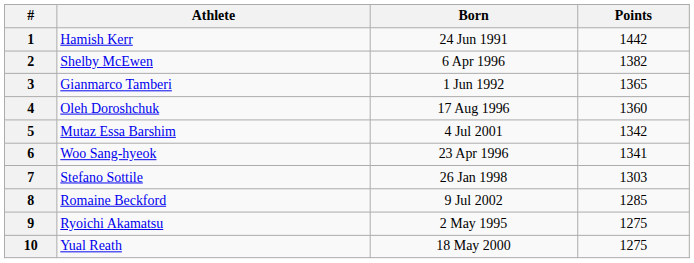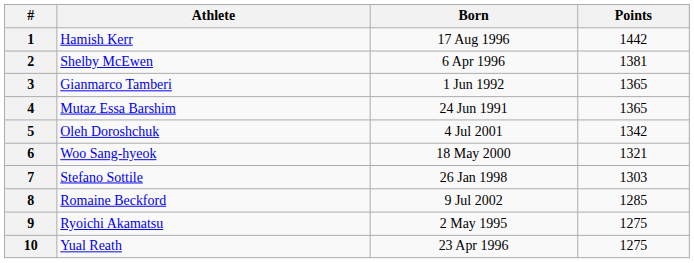(474, 39) 24 Jun 1991 -> (474, 39) 17 Aug 1996
(633, 62) 1382 -> (633, 62) 1381
(110, 108) Oleh Doroshchuk -> (118, 108) Mutaz Essa Barshim
(474, 108) 17 Aug 1996 -> (474, 108) 24 Jun 1991
(633, 108) 1360 -> (633, 108) 1365
(118, 131) Mutaz Essa Barshim -> (110, 131) Oleh Doroshchuk
(474, 154) 23 Apr 1996 -> (474, 154) 18 May 2000
(633, 154) 1341 -> (633, 154) 1321
(474, 246) 18 May 2000 -> (474, 246) 23 Apr 1996
